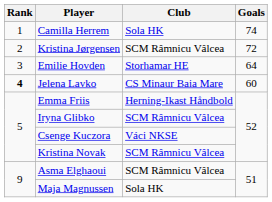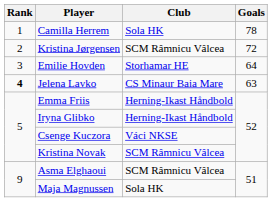(251, 30) 74 -> (251, 30) 78
(251, 83) 60 -> (251, 83) 63
(175, 118) SCM Râmnicu Vâlcea -> (179, 118) Herning-Ikast Håndbold
